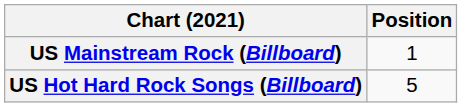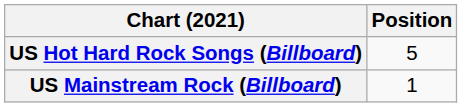rows swapped: (186, 85) <-> (186, 53)
